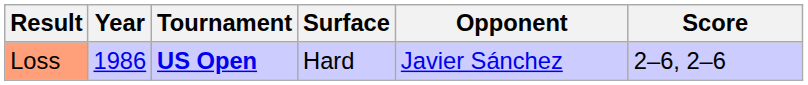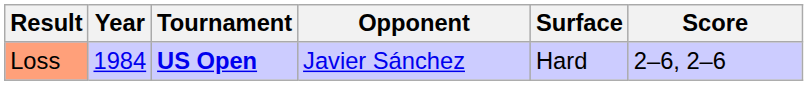columns swapped: (347, 23) <-> (512, 23)
(120, 60) 1986 -> (120, 60) 1984
